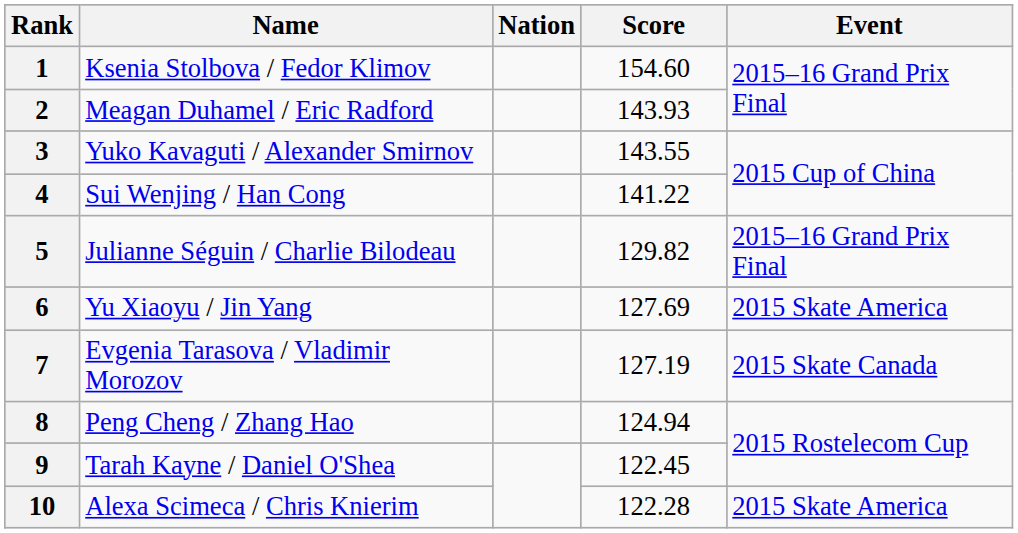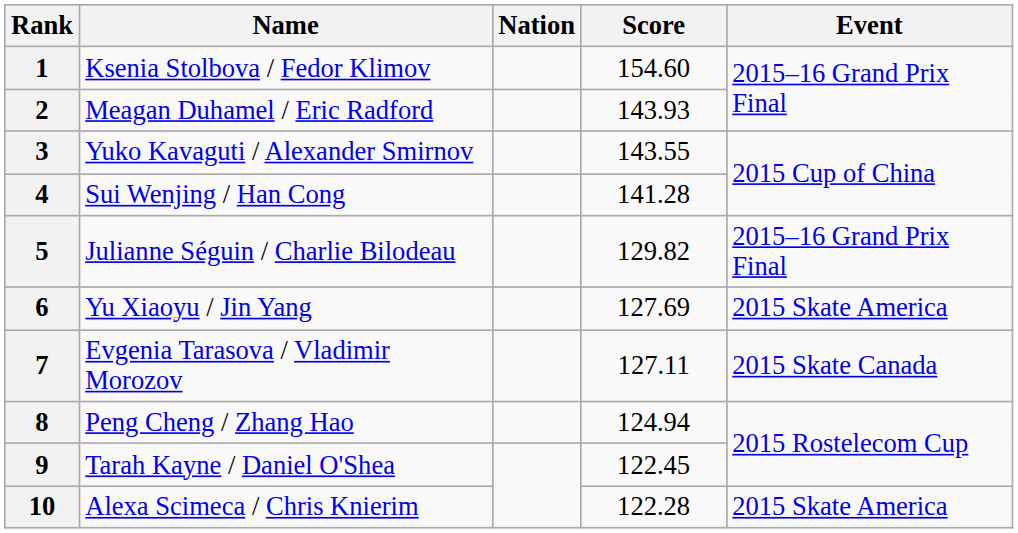(654, 194) 141.22 -> (654, 194) 141.28
(654, 365) 127.19 -> (654, 365) 127.11
